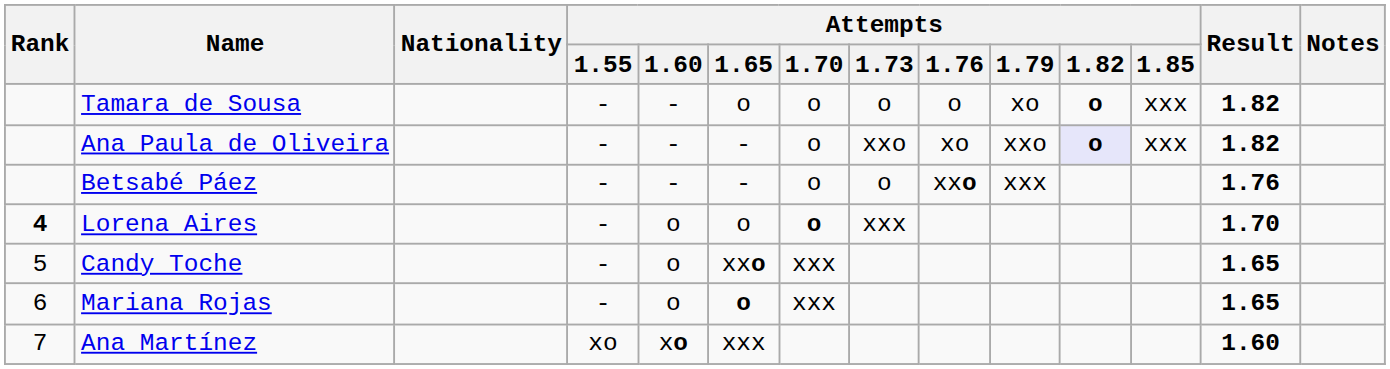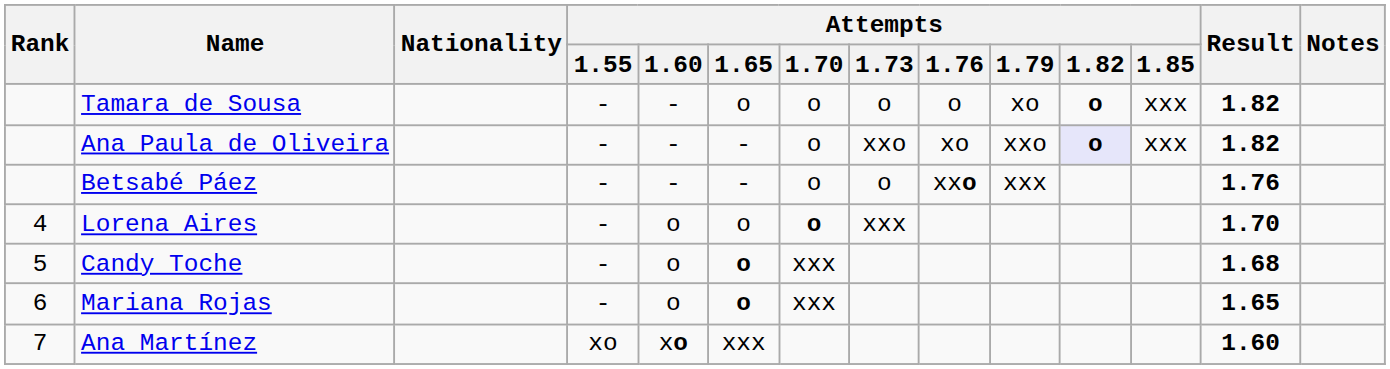(40, 224) bold -> (40, 224) normal
(744, 264) xxo -> (744, 264) o
(1251, 264) 1.65 -> (1251, 264) 1.68
